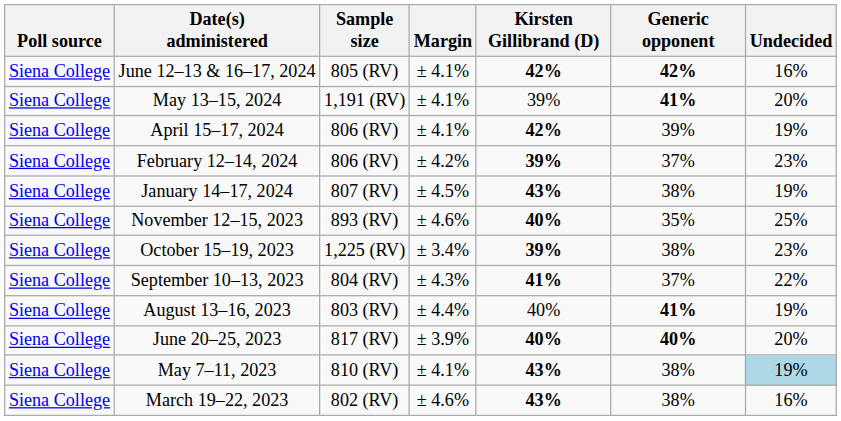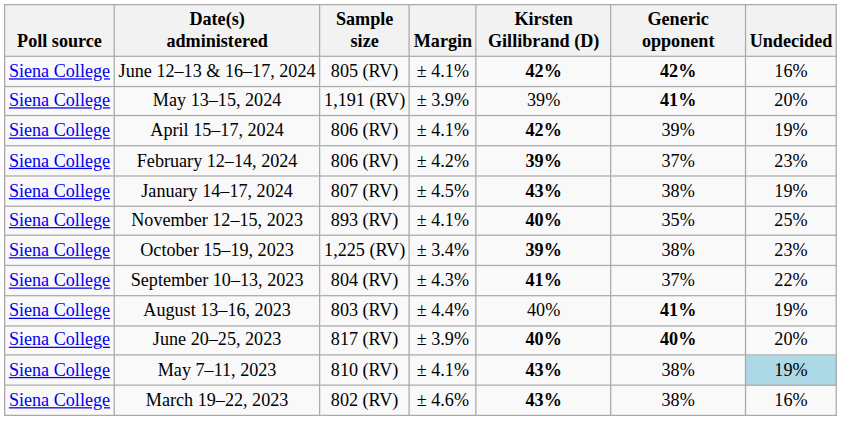(443, 101) ± 4.1% -> (443, 101) ± 3.9%
(443, 220) ± 4.6% -> (443, 220) ± 4.1%
